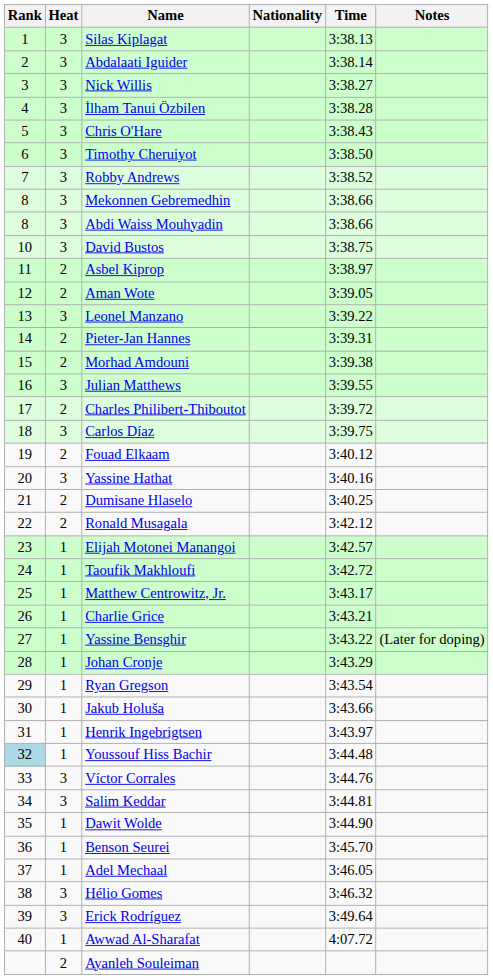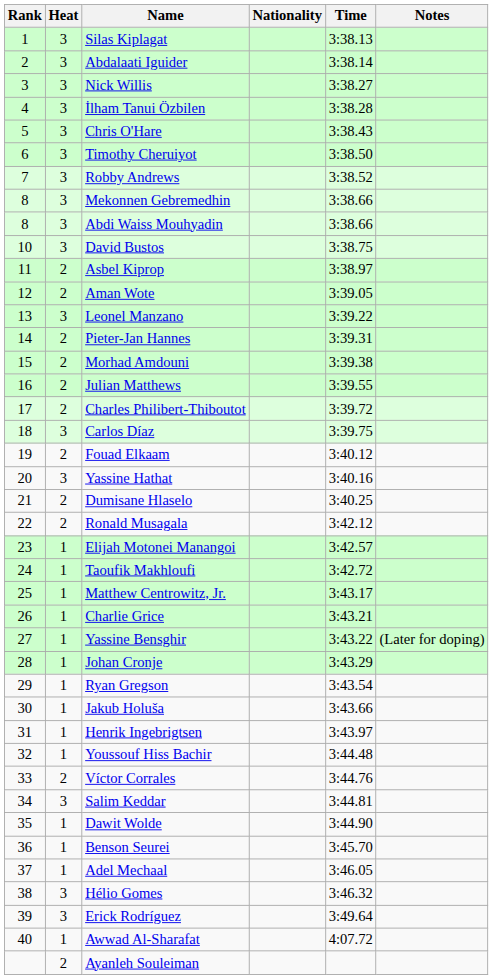(63, 385) 3 -> (63, 385) 2
(25, 754) lightblue background -> (25, 754) no background
(63, 778) 3 -> (63, 778) 2
